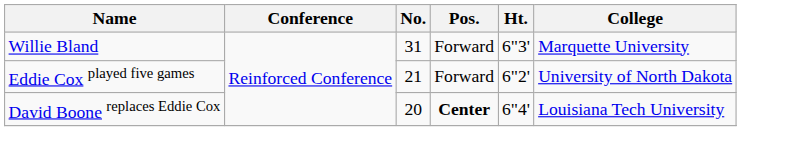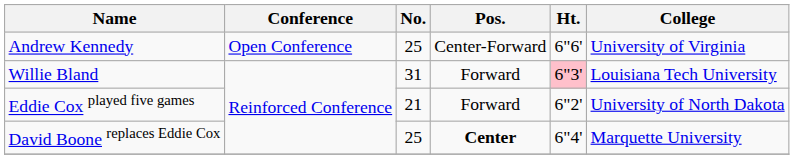+ row: (71, 46)
(516, 46) no background -> (568, 74) pink background
(614, 46) Marquette University -> (684, 74) Louisiana Tech University
(413, 109) 20 -> (413, 137) 25
(631, 109) Louisiana Tech University -> (666, 137) Marquette University
